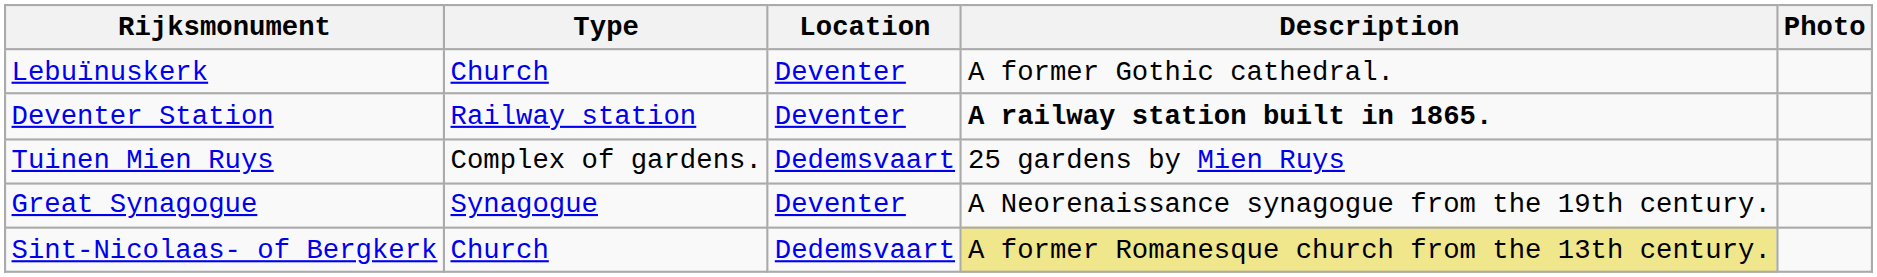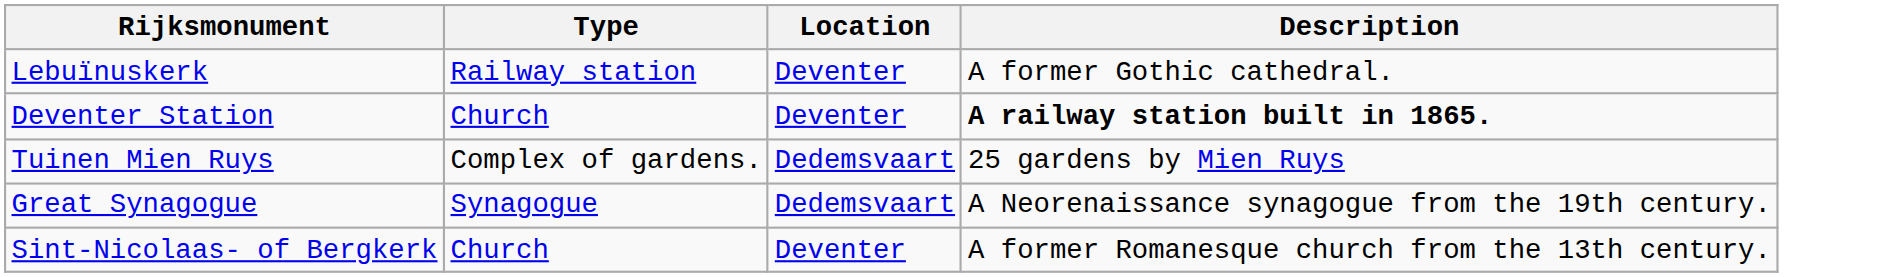- column: (1825, 27)
(500, 72) Church -> (573, 72) Railway station
(573, 116) Railway station -> (500, 116) Church
(840, 205) Deventer -> (865, 205) Dedemsvaart
(865, 250) Dedemsvaart -> (840, 250) Deventer
(1369, 250) khaki background -> (1369, 250) no background
